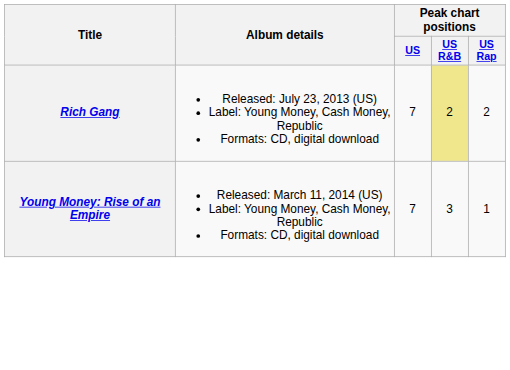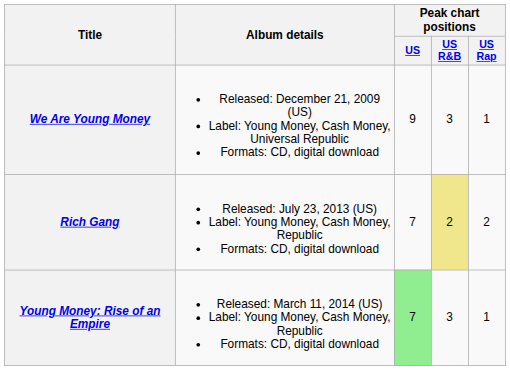+ row: (90, 119)
(413, 208) no background -> (413, 317) lightgreen background
